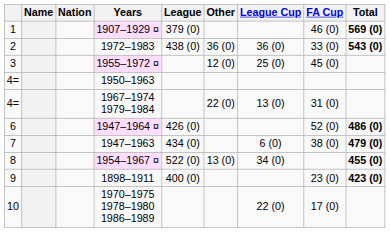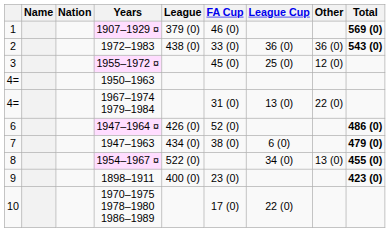columns swapped: (325, 13) <-> (221, 13)
